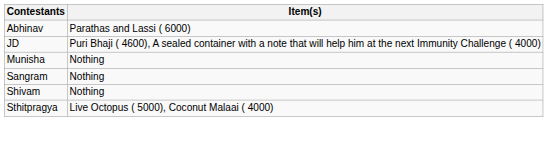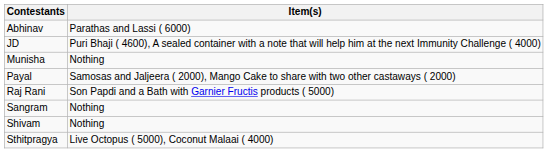+ row: (19, 76)
+ row: (26, 92)
